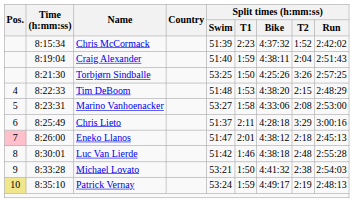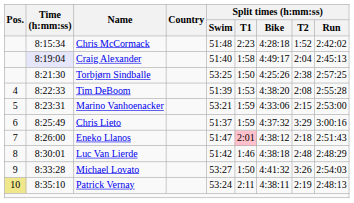(221, 43) 51:39 -> (221, 43) 51:48
(274, 43) 4:37:32 -> (274, 43) 4:28:18
(50, 59) no background -> (50, 59) lavender background
(246, 59) 1:59 -> (246, 59) 1:58
(274, 59) 4:38:11 -> (274, 59) 4:49:17
(331, 59) 2:51:43 -> (331, 59) 2:45:13
(303, 75) 3:26 -> (303, 75) 2:38
(221, 91) 51:48 -> (221, 91) 51:39
(303, 91) 2:15 -> (303, 91) 2:08
(331, 91) 2:48:29 -> (331, 91) 2:55:28
(221, 106) 53:27 -> (221, 106) 53:21
(246, 106) 1:58 -> (246, 106) 1:59
(303, 106) 2:08 -> (303, 106) 2:15
(246, 122) 2:11 -> (246, 122) 1:59
(274, 122) 4:28:18 -> (274, 122) 4:37:32
(15, 138) pink background -> (15, 138) no background
(246, 138) no background -> (246, 138) pink background
(331, 138) 2:45:13 -> (331, 138) 2:51:43
(331, 153) 2:55:28 -> (331, 153) 2:48:29
(221, 169) 53:21 -> (221, 169) 53:27
(303, 169) 2:38 -> (303, 169) 3:26
(246, 185) 1:59 -> (246, 185) 2:11
(274, 185) 4:49:17 -> (274, 185) 4:38:11
